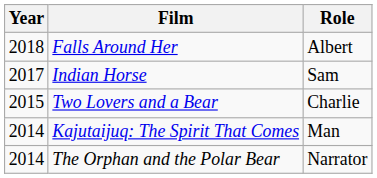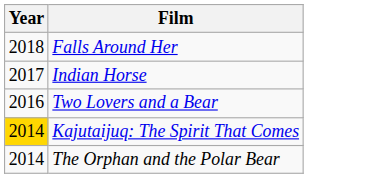- column: (337, 18)
(26, 103) 2015 -> (26, 103) 2016
(26, 131) no background -> (26, 131) gold background
